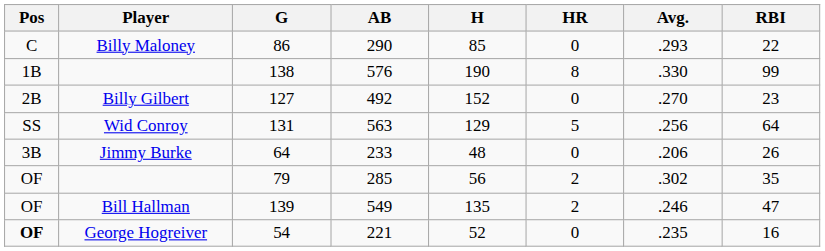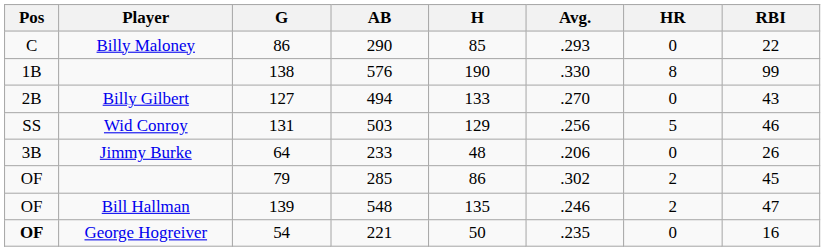columns swapped: (673, 17) <-> (575, 17)
(379, 98) 492 -> (379, 98) 494
(477, 98) 152 -> (477, 98) 133
(771, 98) 23 -> (771, 98) 43
(379, 125) 563 -> (379, 125) 503
(771, 125) 64 -> (771, 125) 46
(477, 179) 56 -> (477, 179) 86
(771, 179) 35 -> (771, 179) 45
(379, 206) 549 -> (379, 206) 548
(477, 233) 52 -> (477, 233) 50
